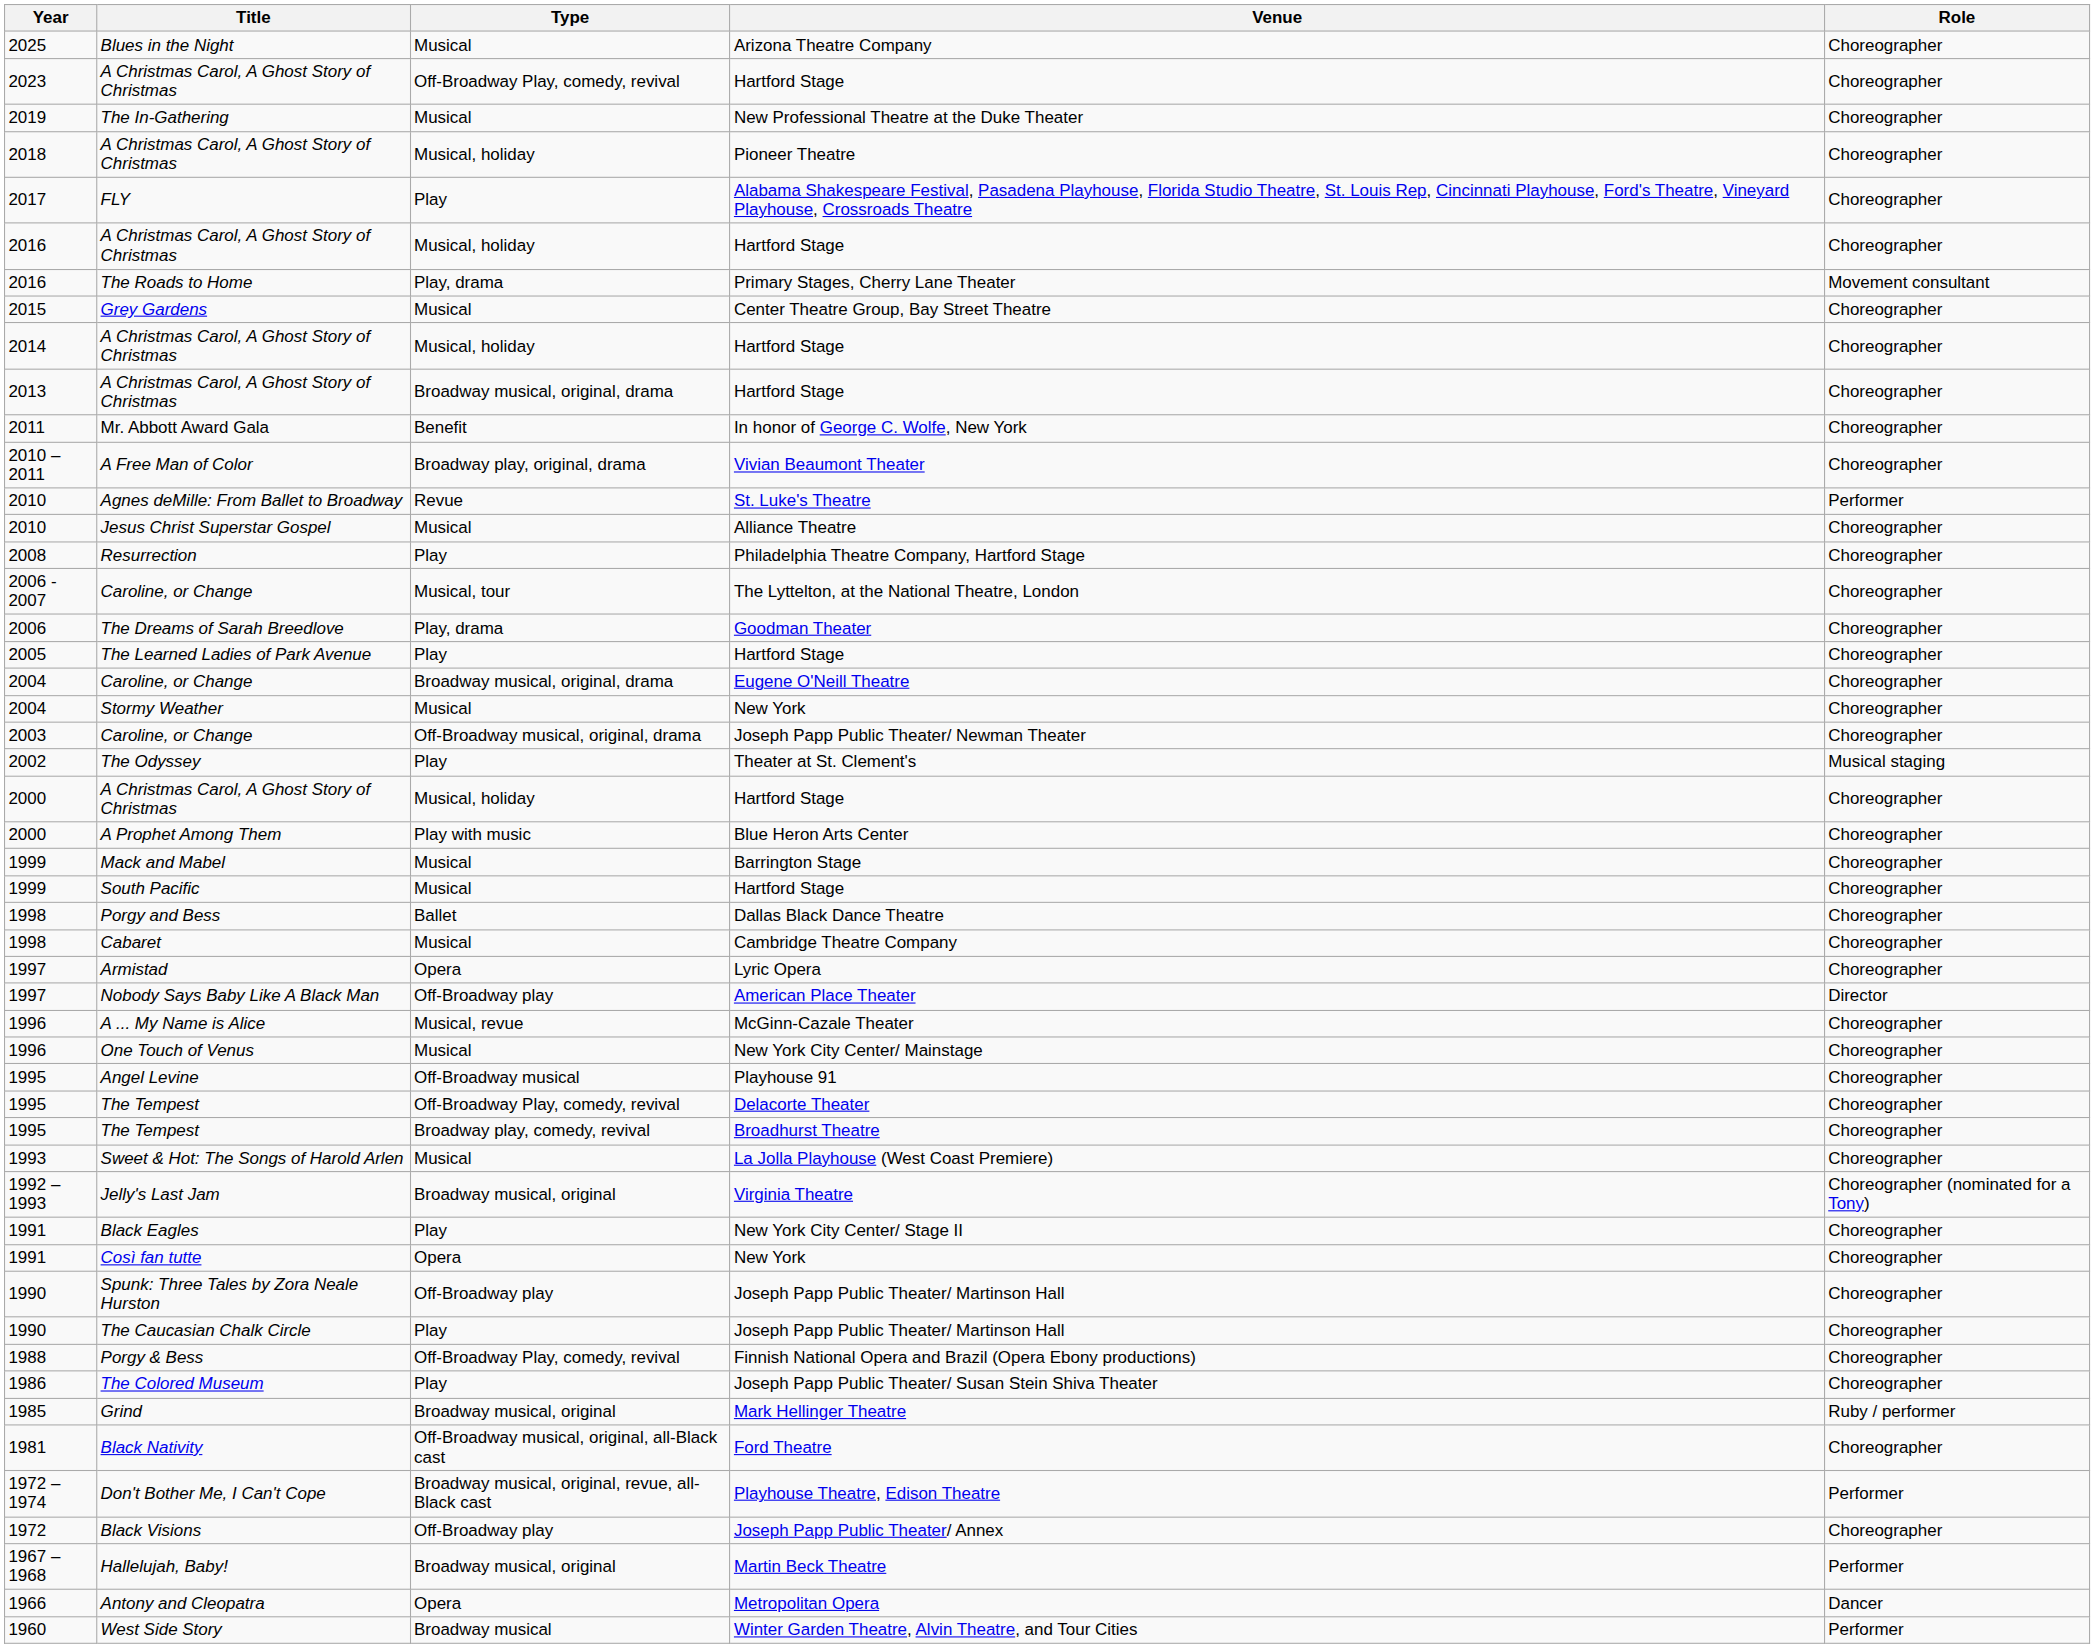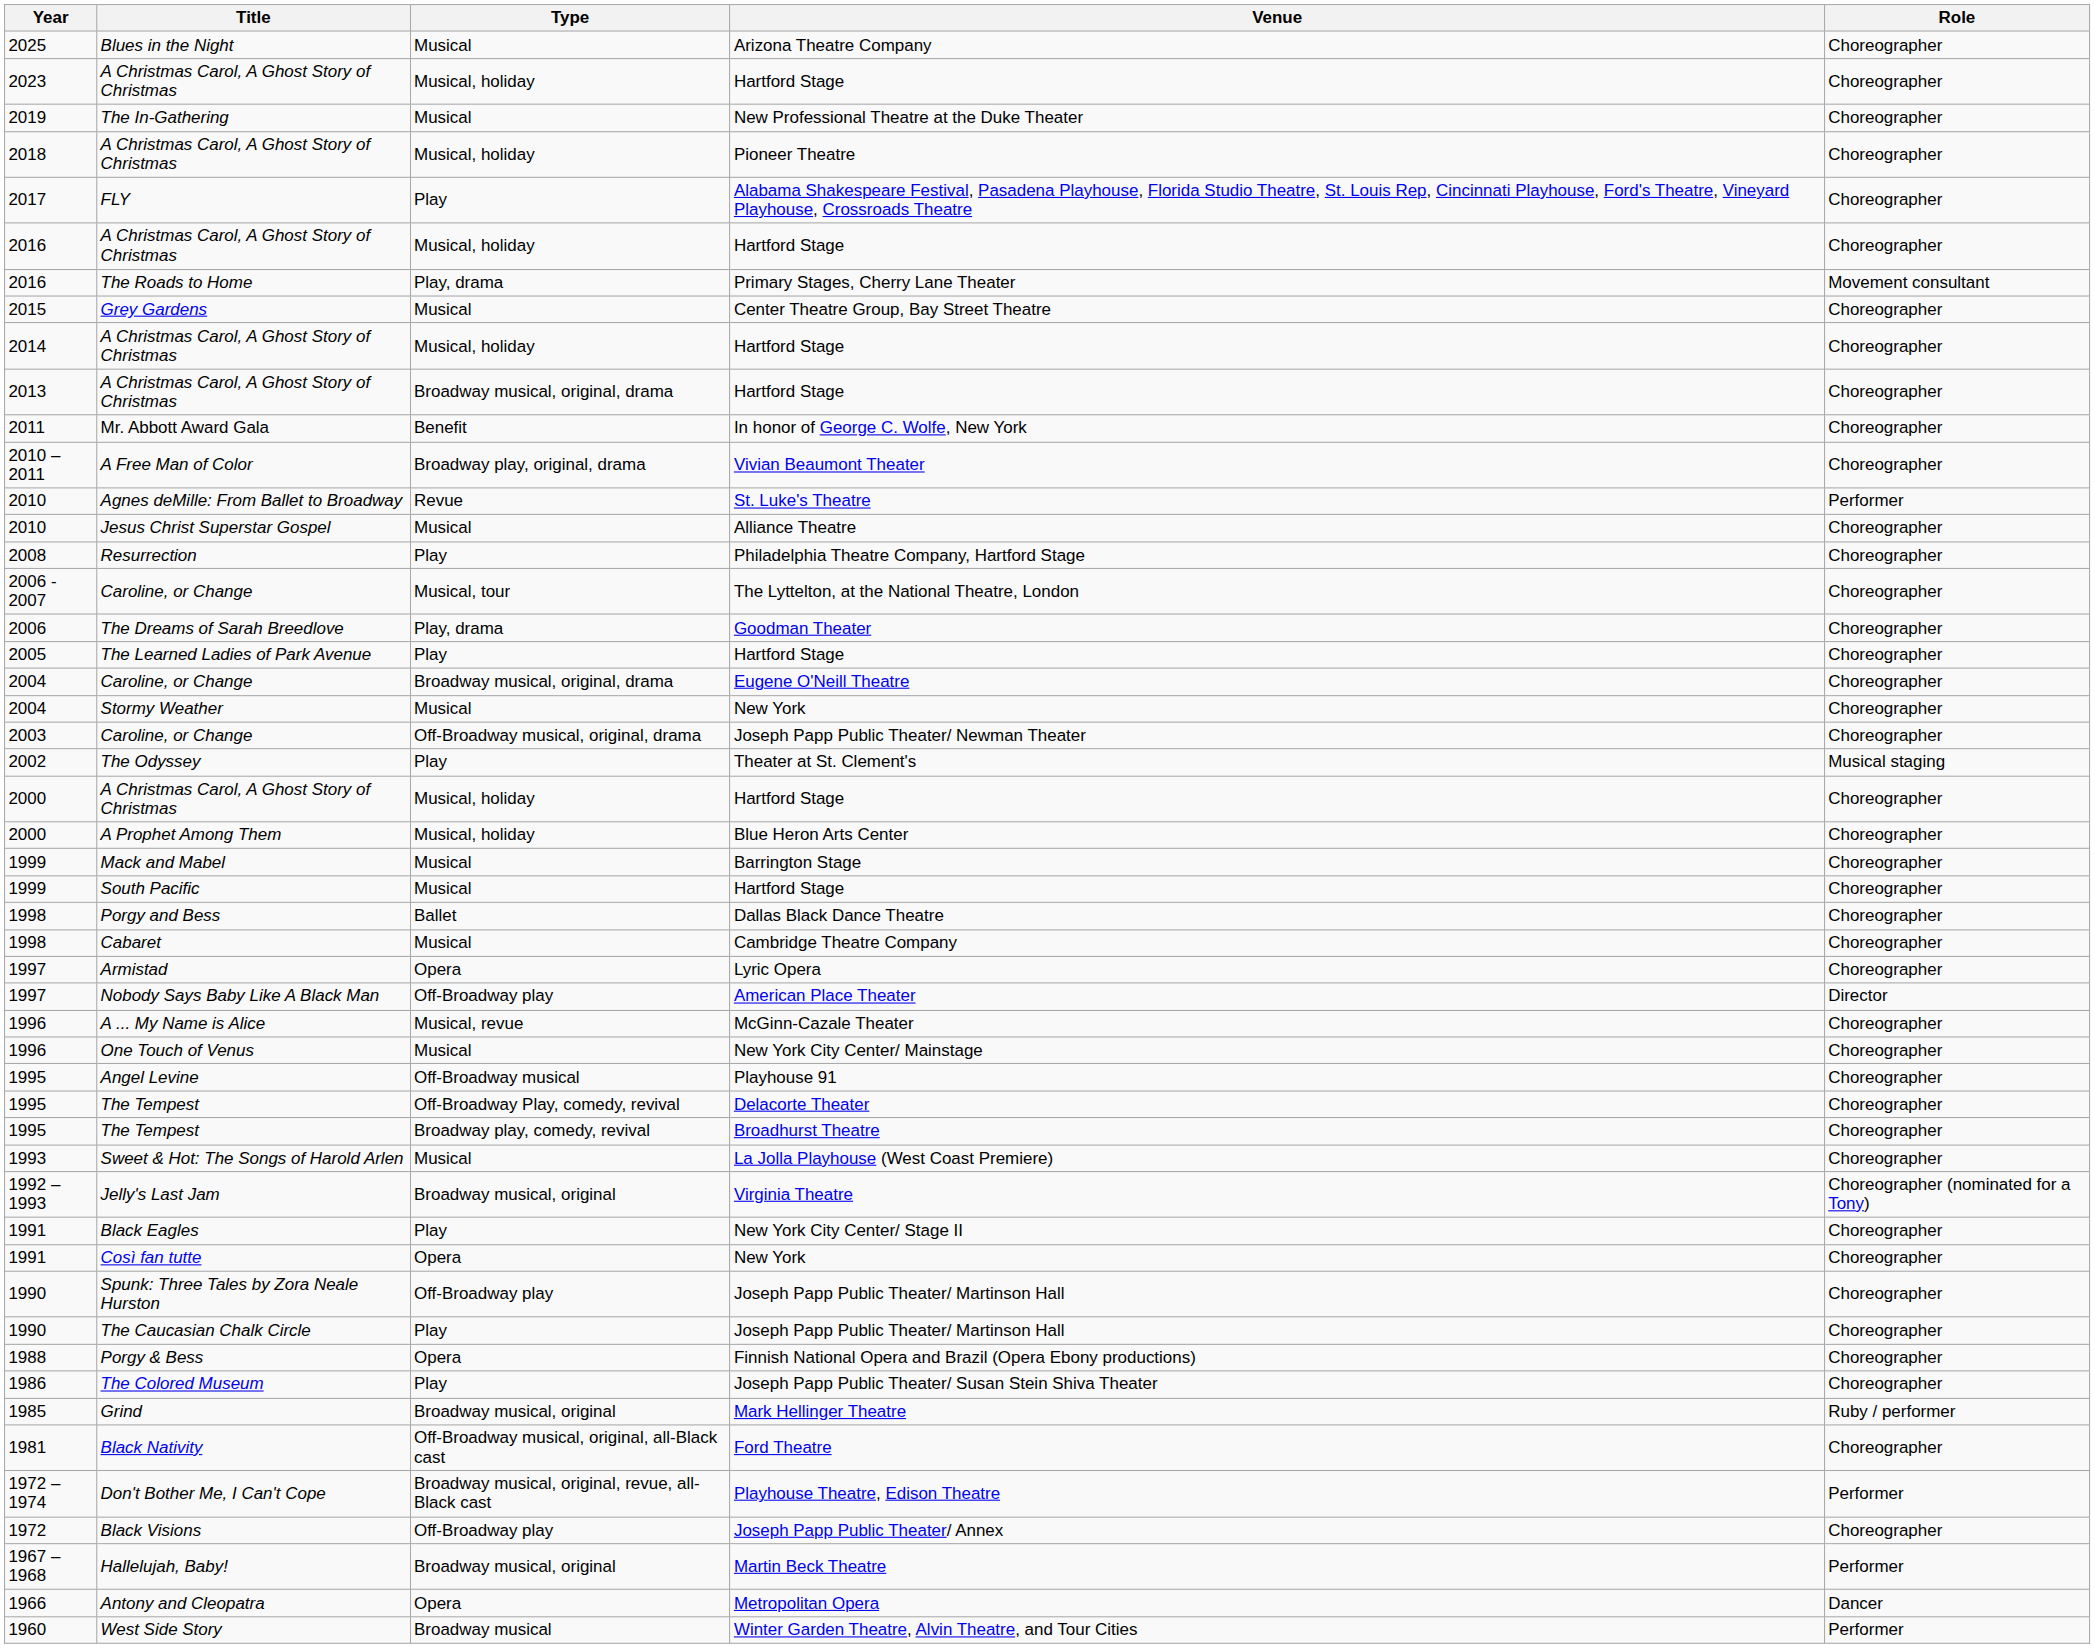(547, 81) Off-Broadway Play, comedy, revival -> (474, 81) Musical, holiday
(472, 835) Play with music -> (474, 835) Musical, holiday
(547, 1357) Off-Broadway Play, comedy, revival -> (438, 1357) Opera
